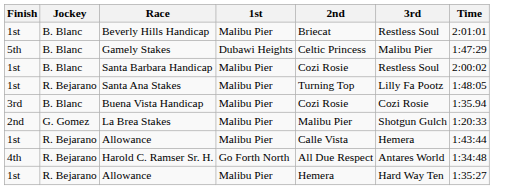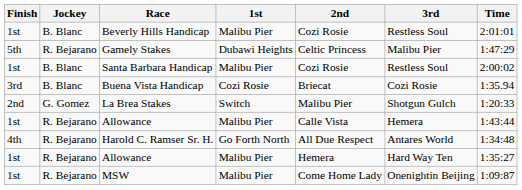(314, 31) Briecat -> (323, 31) Cozi Rosie
(62, 49) B. Blanc -> (70, 49) R. Bejarano
- row: (14, 85)
(246, 103) Malibu Pier -> (244, 85) Cozi Rosie
(323, 103) Cozi Rosie -> (314, 85) Briecat
(246, 121) Malibu Pier -> (234, 103) Switch
+ row: (14, 175)
